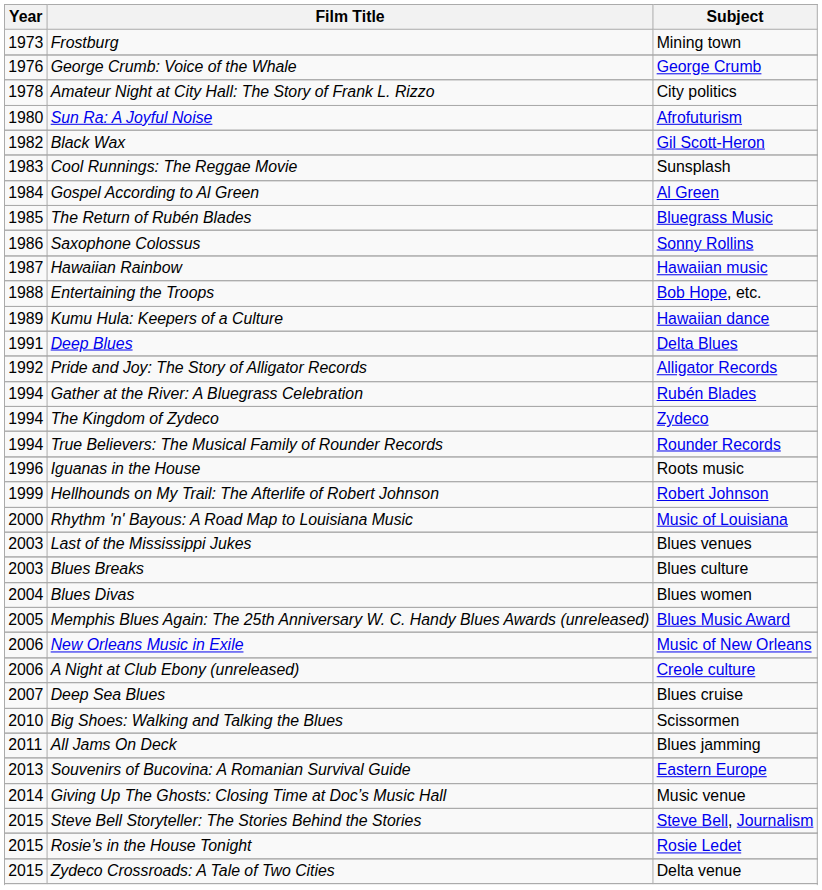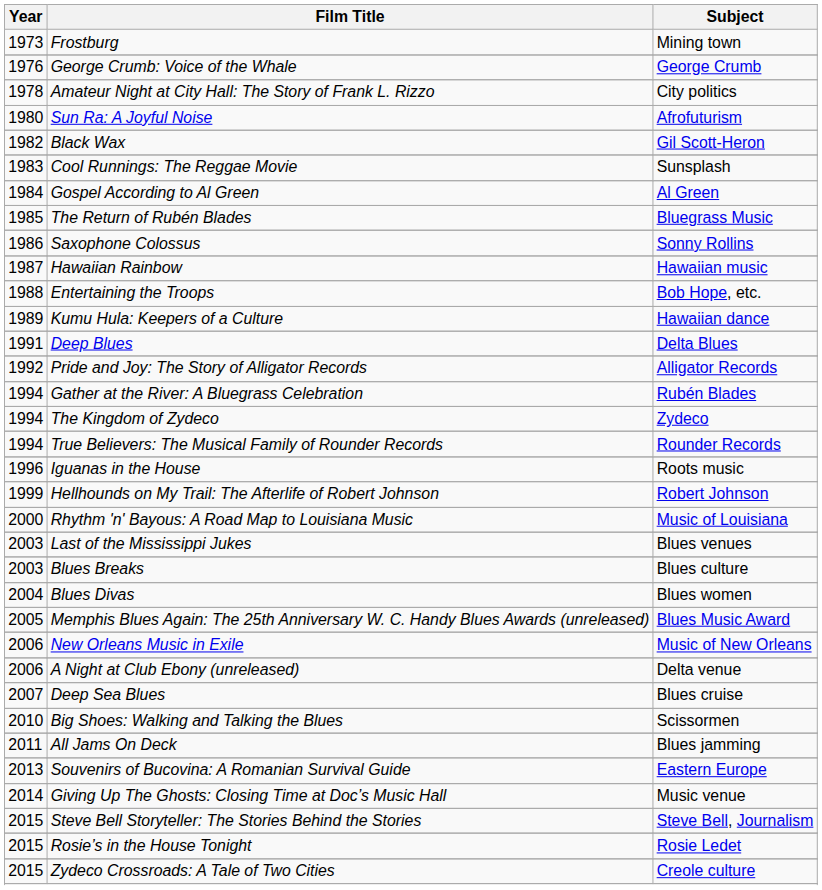(706, 670) Creole culture -> (699, 670) Delta venue
(699, 871) Delta venue -> (706, 871) Creole culture
